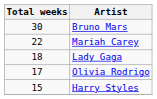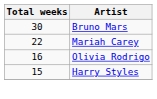- row: (97, 57)
(37, 72) 17 -> (37, 57) 16
